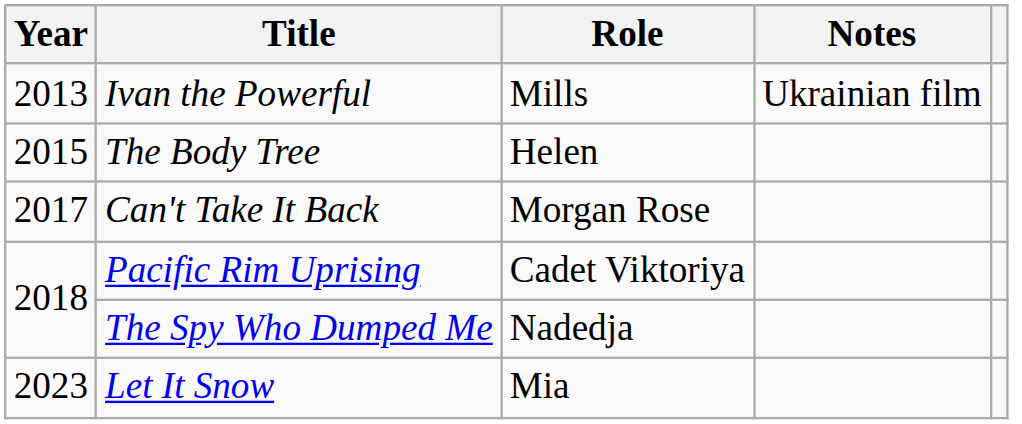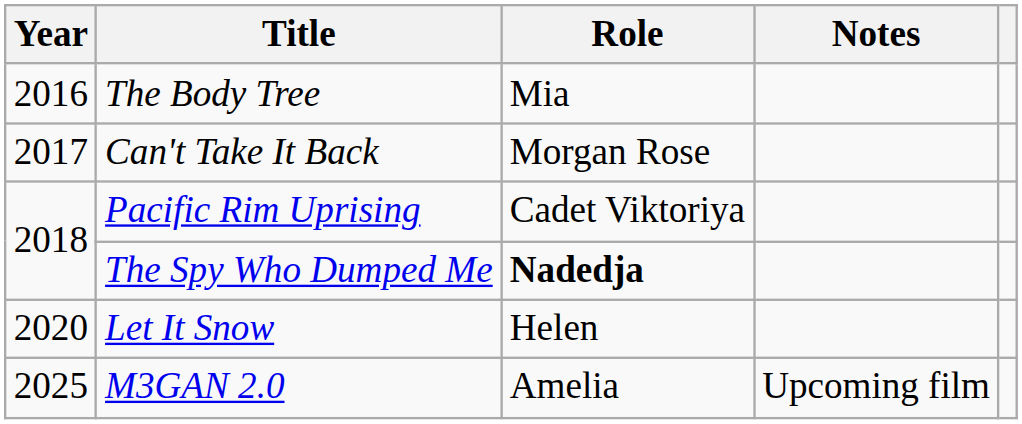- row: (238, 92)
(51, 151) 2015 -> (51, 92) 2016
(554, 151) Helen -> (540, 92) Mia
(572, 328) normal -> (577, 269) bold
(51, 387) 2023 -> (51, 328) 2020
(540, 387) Mia -> (554, 328) Helen
+ row: (195, 387)
